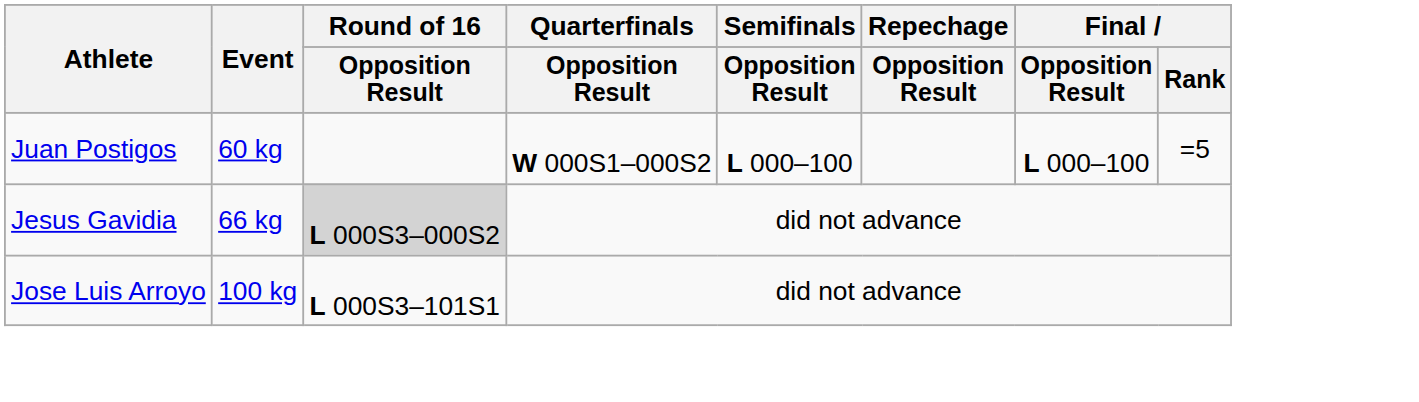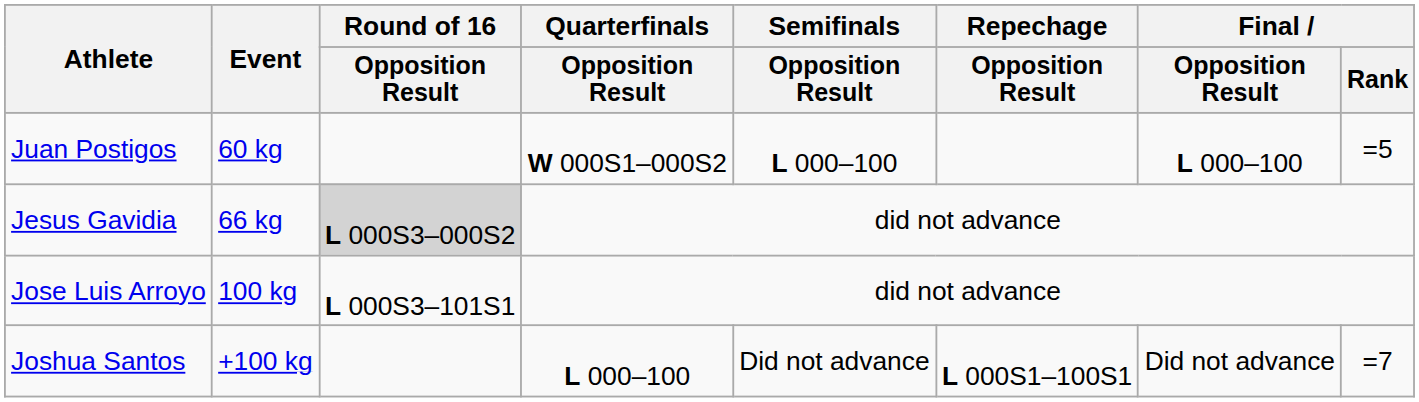+ row: (98, 362)
